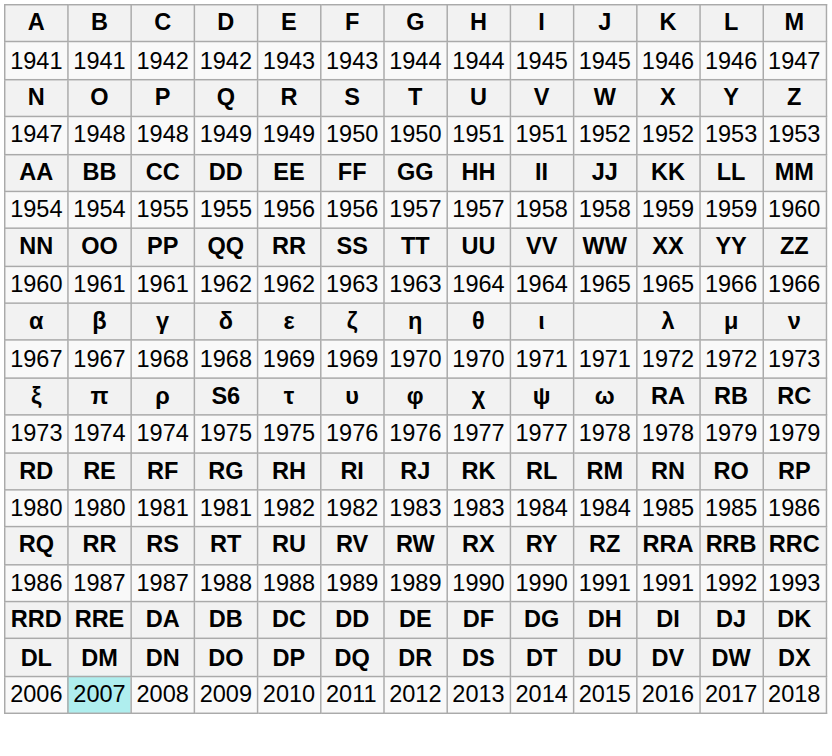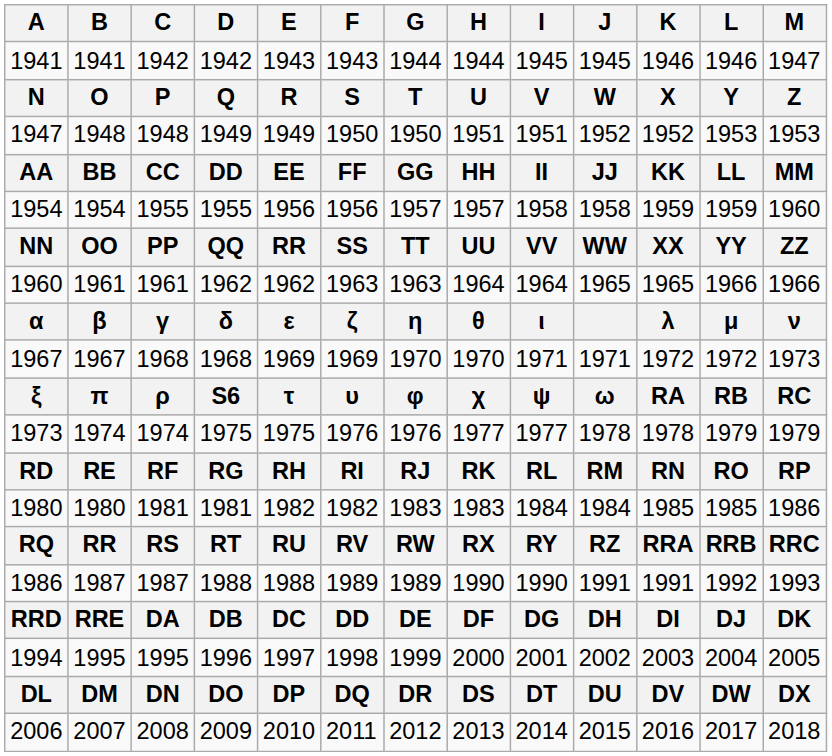+ row: (36, 657)
(99, 694) paleturquoise background -> (99, 731) no background
